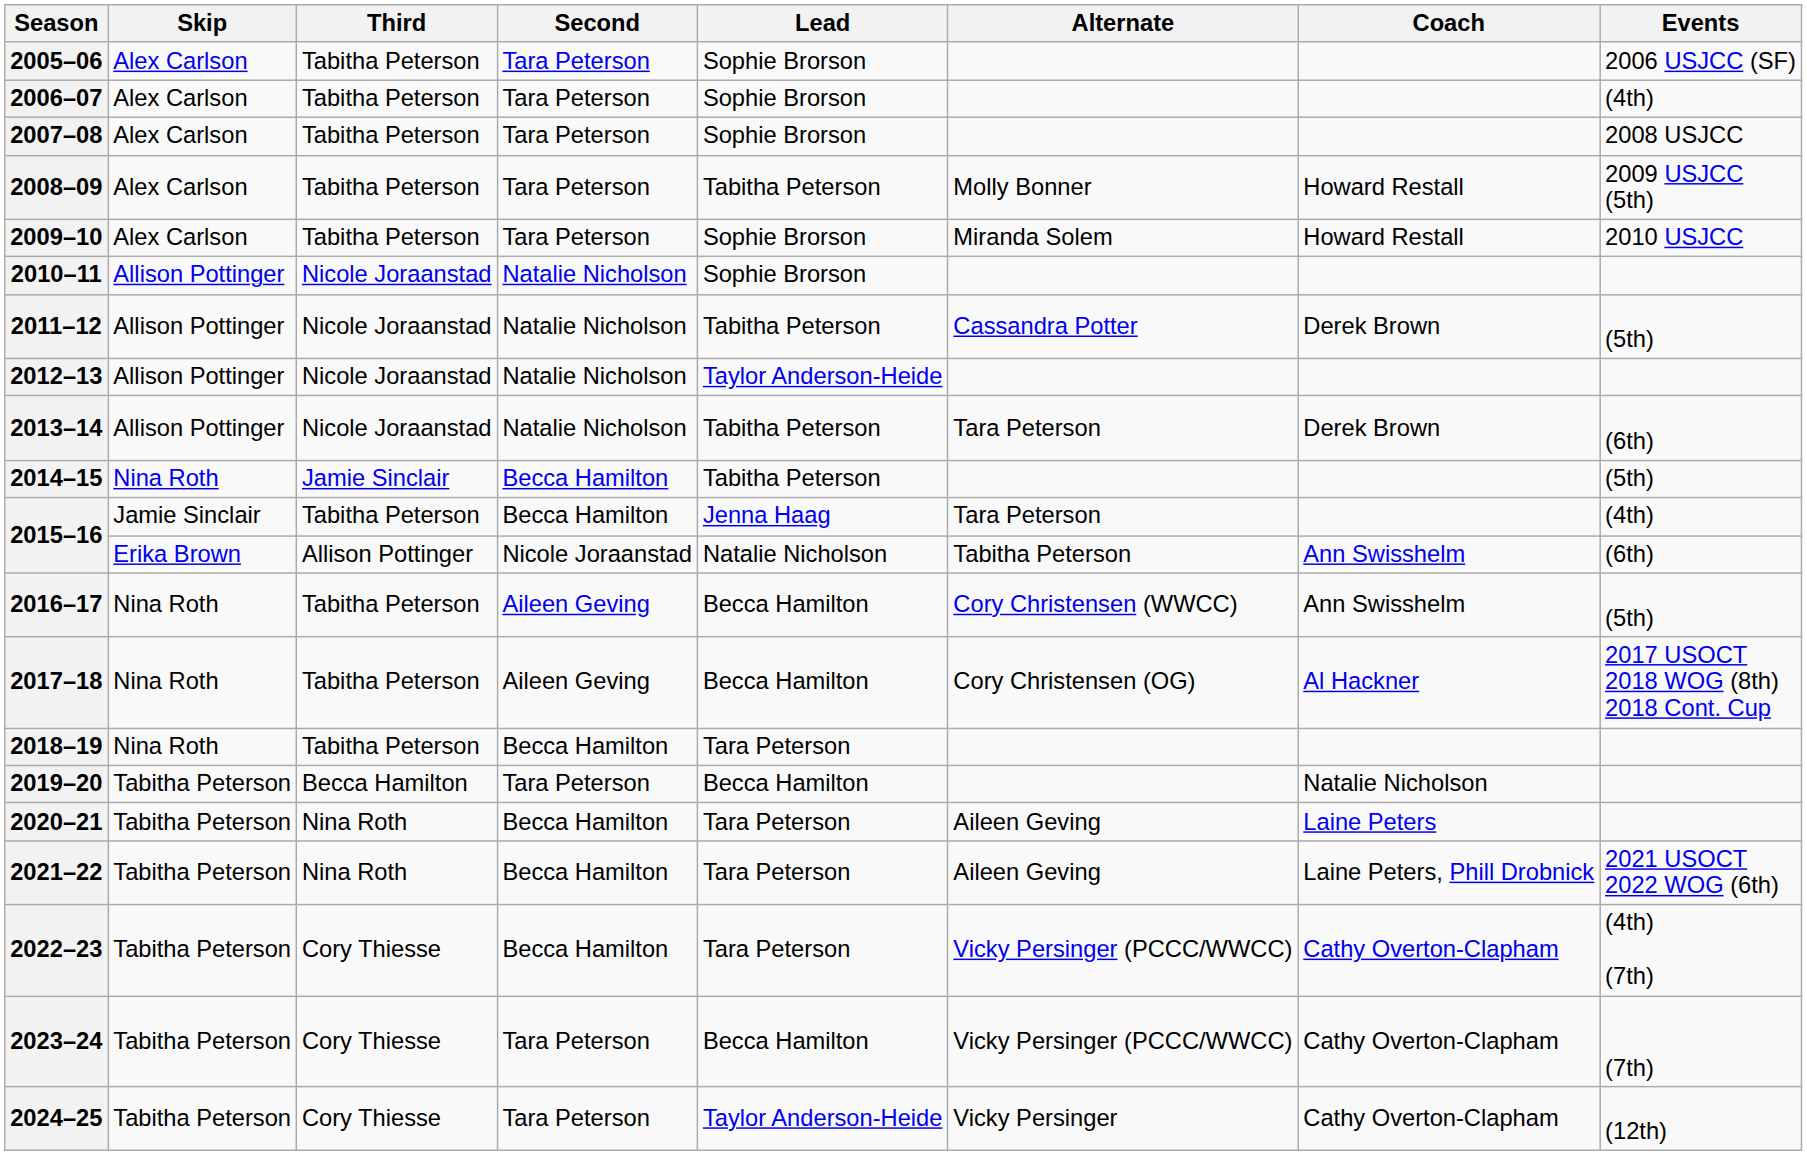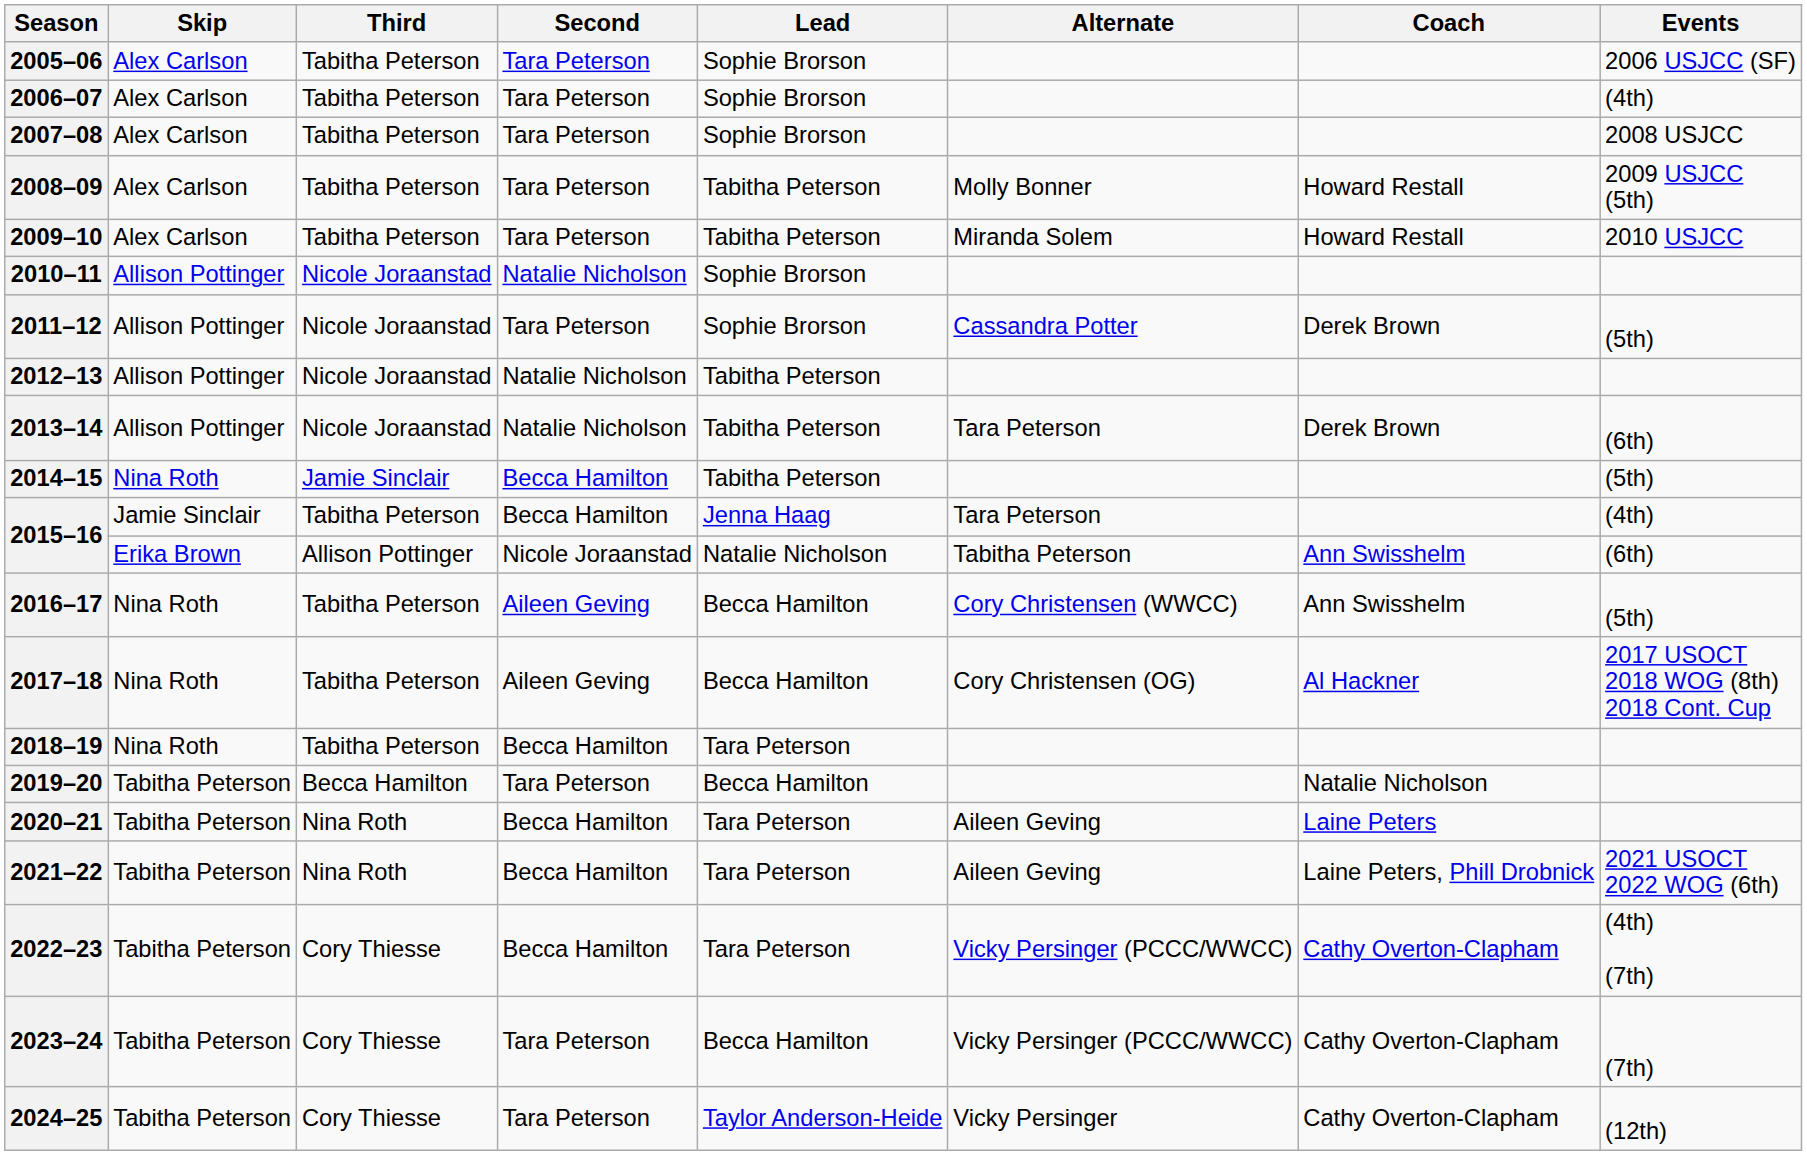(785, 237) Sophie Brorson -> (792, 237) Tabitha Peterson
(595, 326) Natalie Nicholson -> (576, 326) Tara Peterson
(792, 326) Tabitha Peterson -> (785, 326) Sophie Brorson
(823, 376) Taylor Anderson-Heide -> (792, 376) Tabitha Peterson
